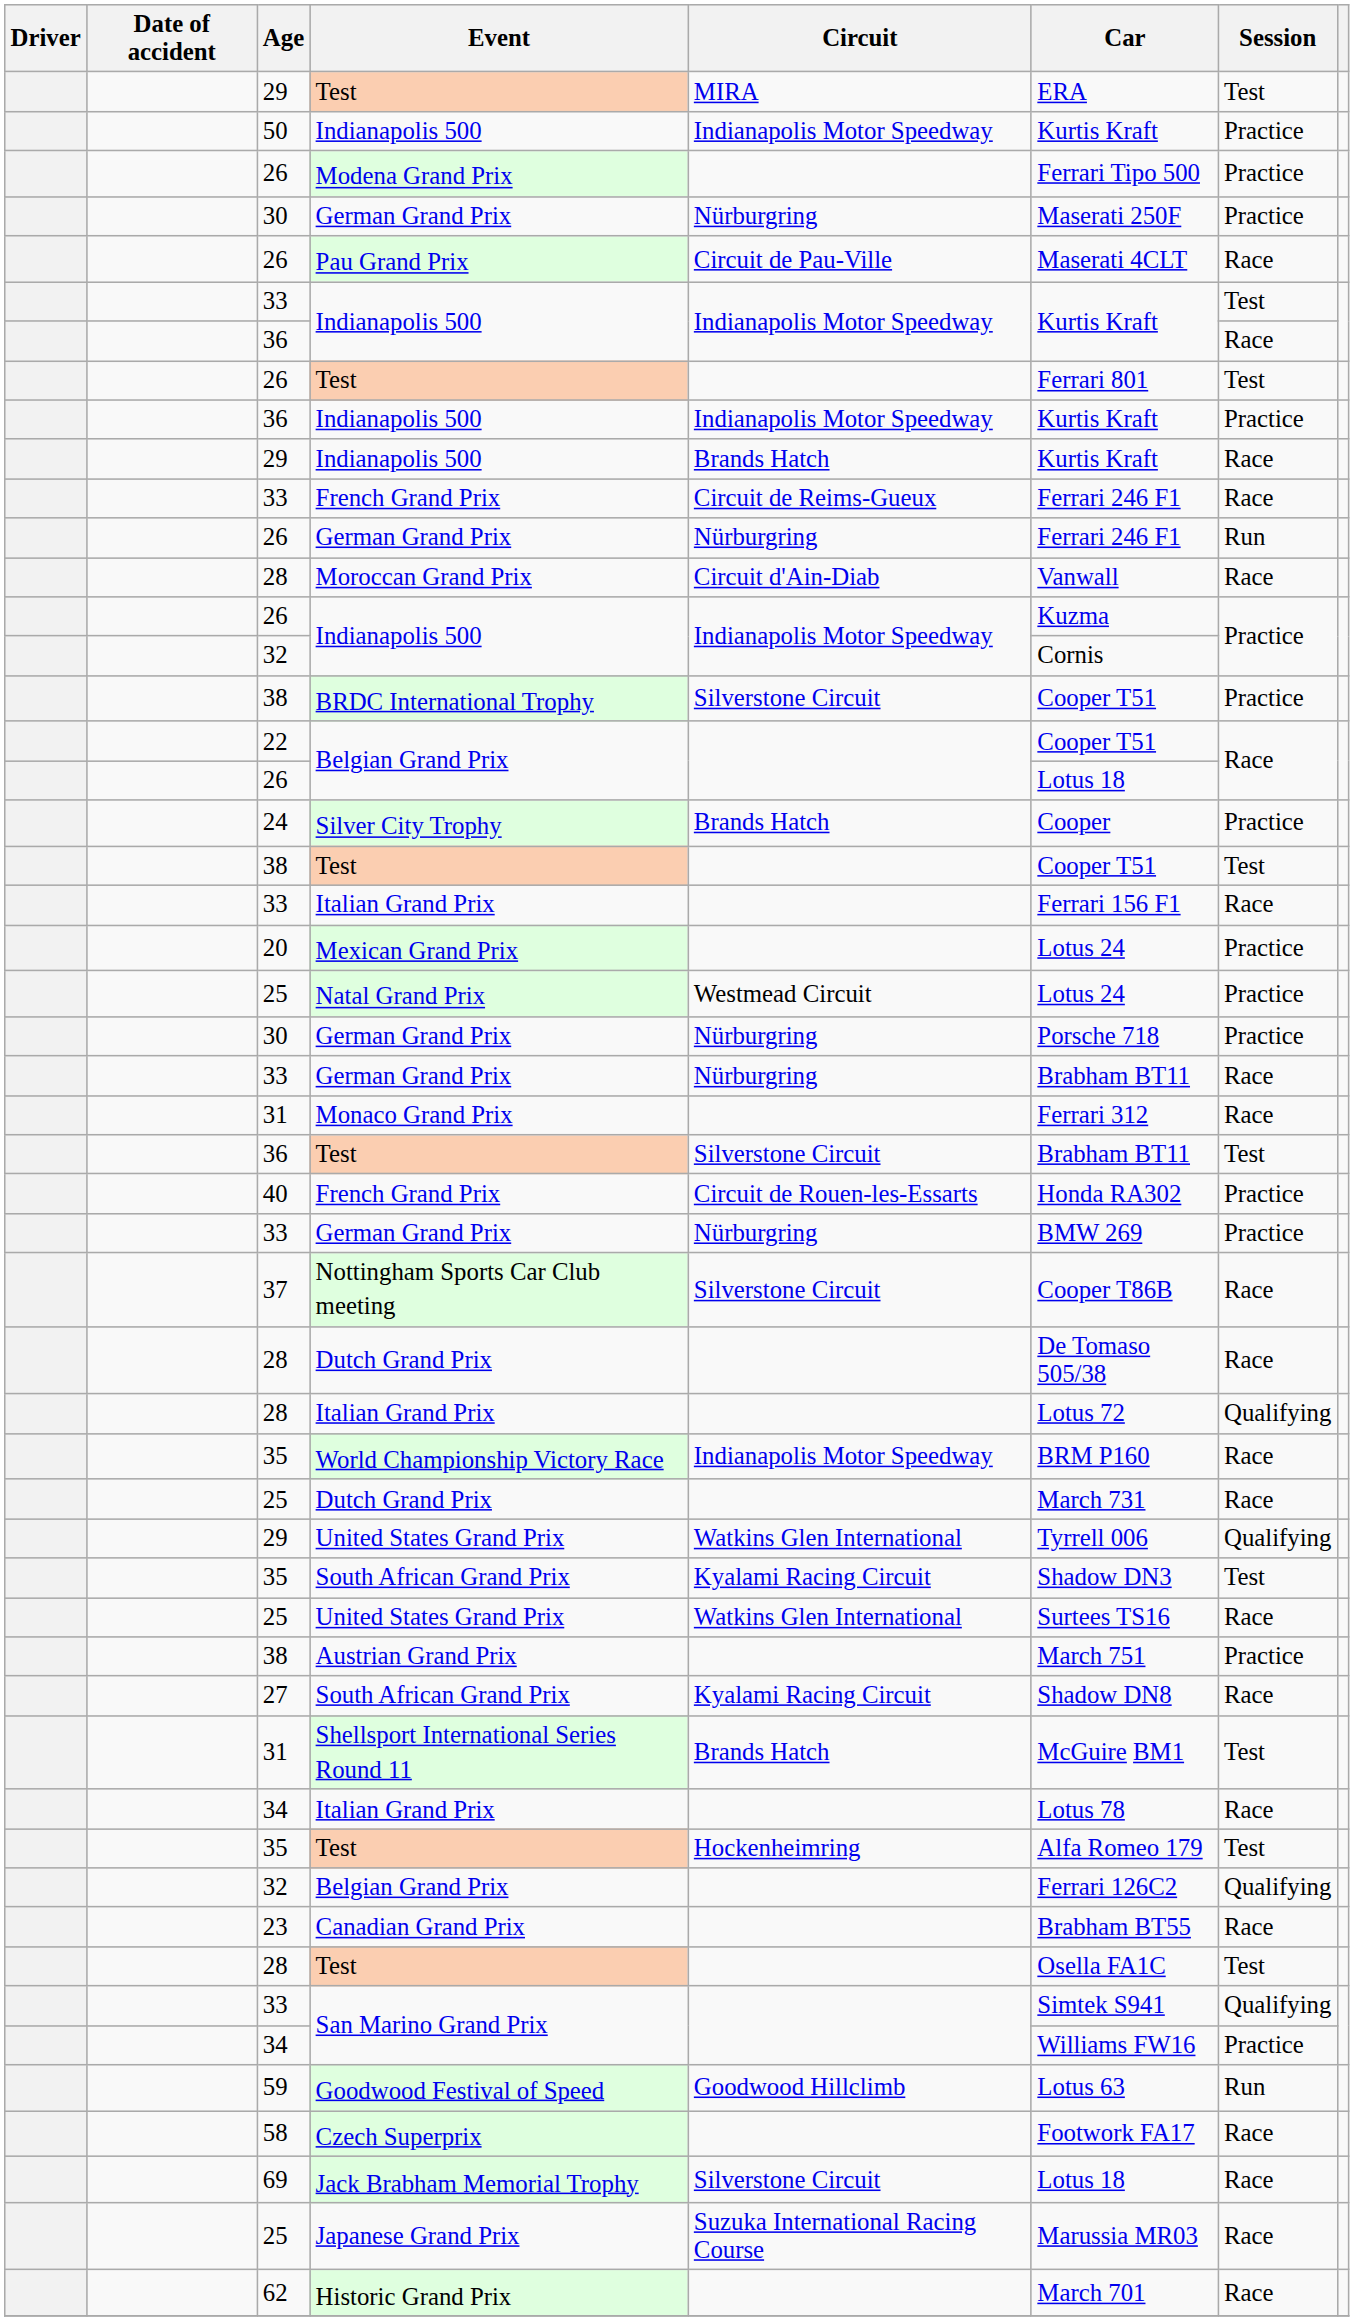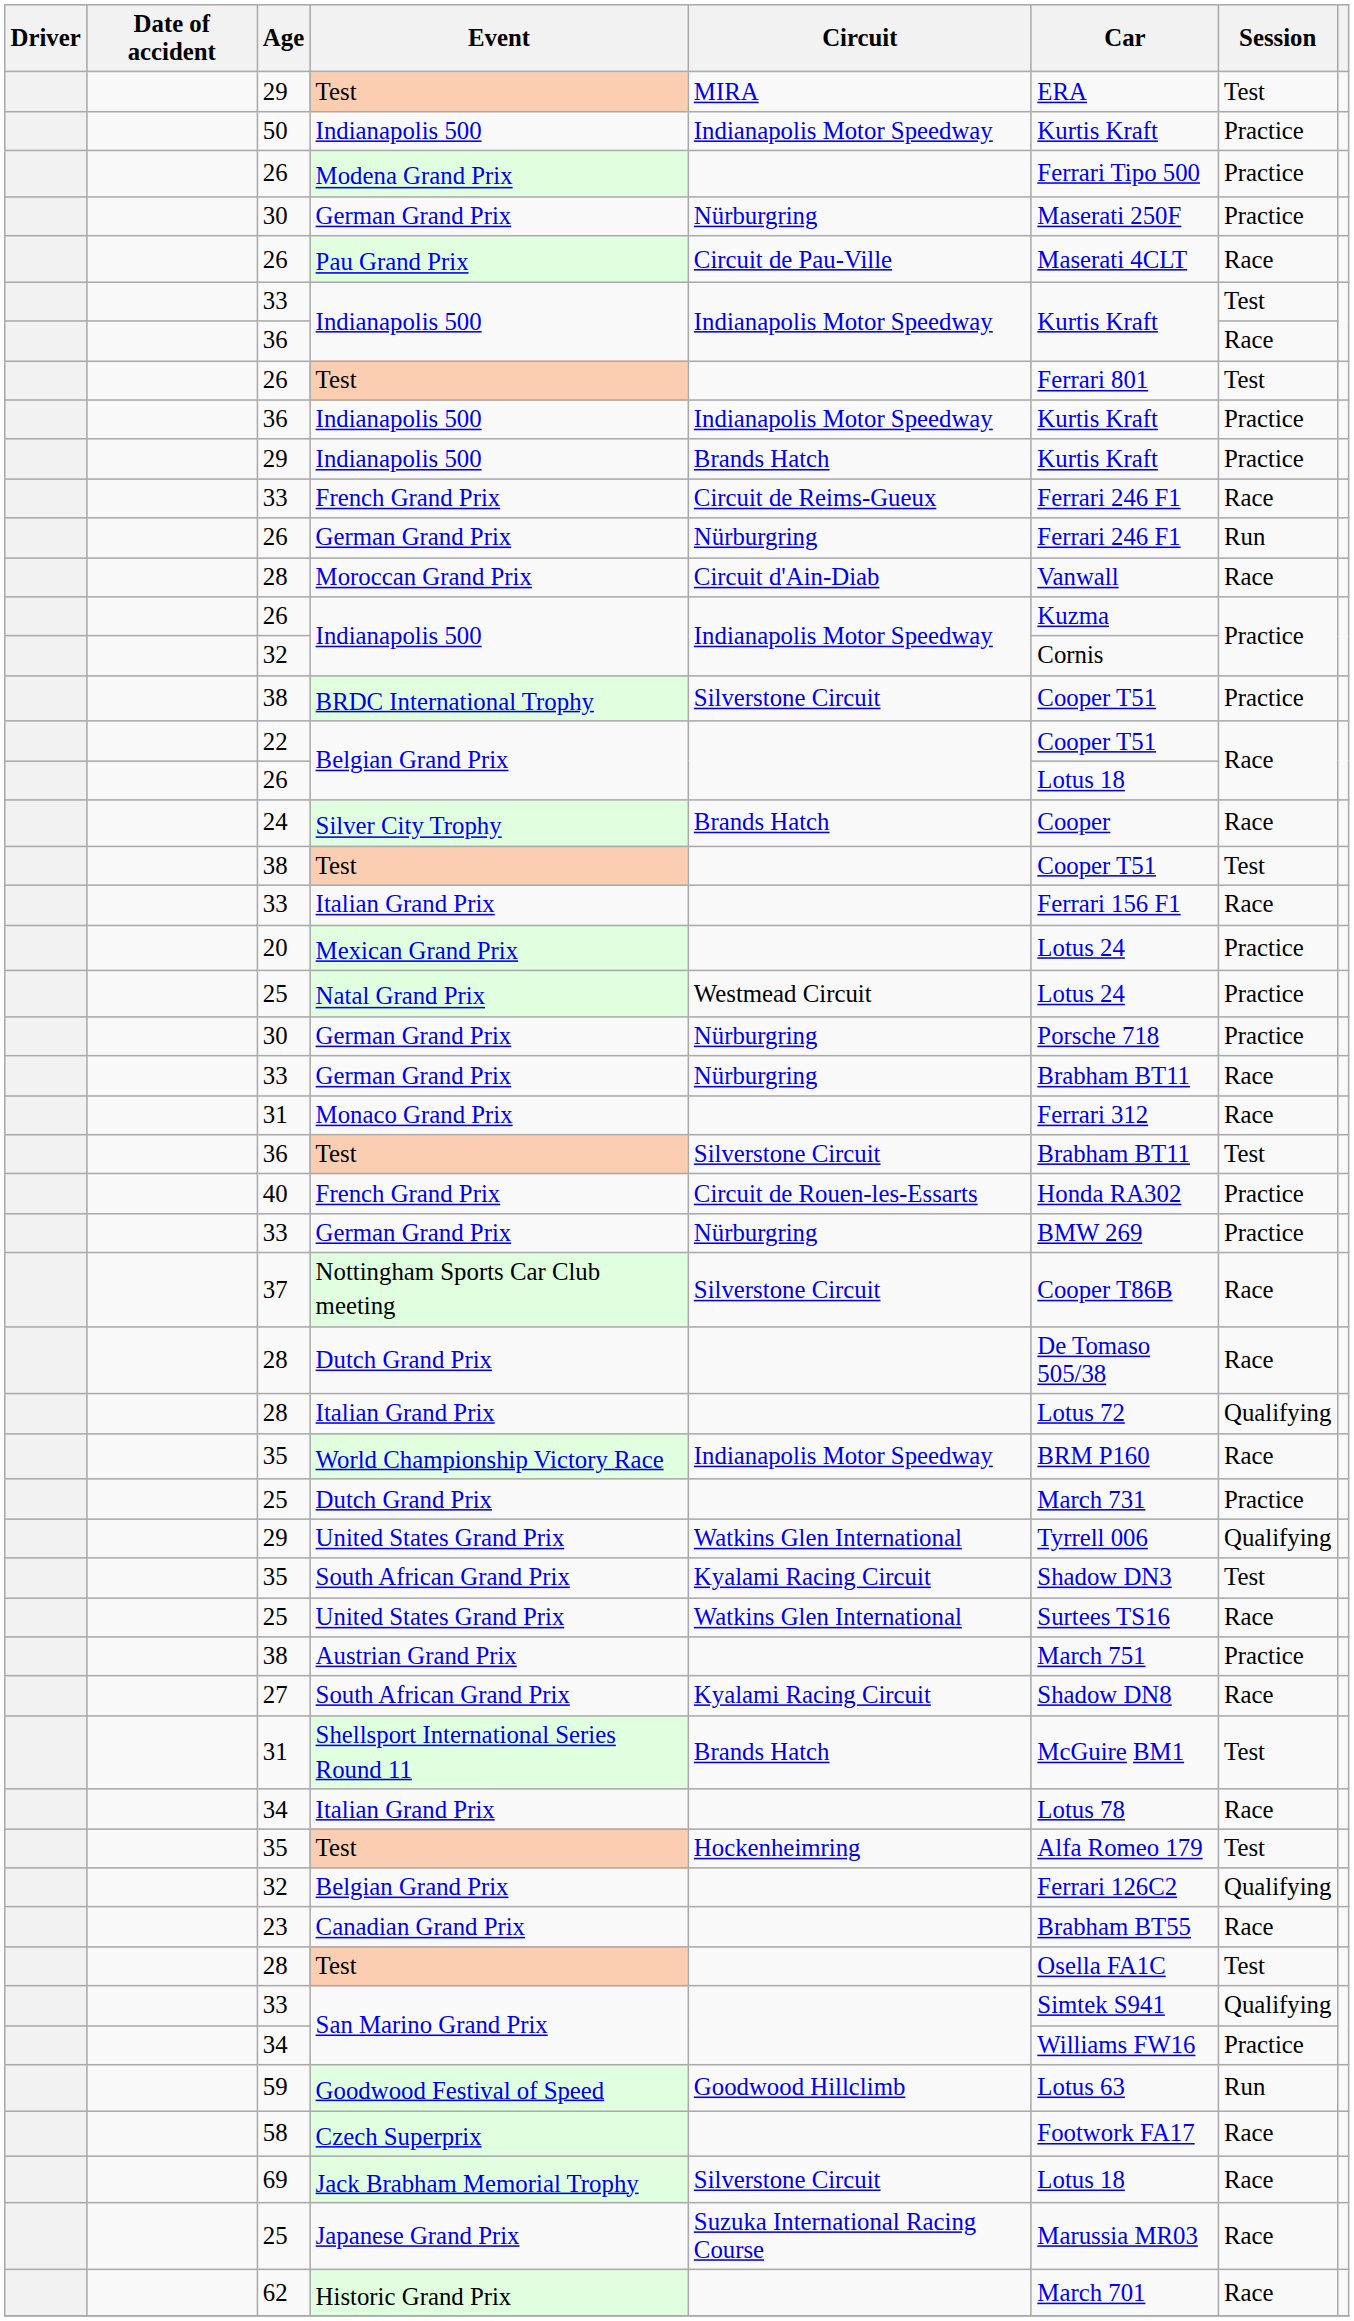(1249, 458) Race -> (1264, 458) Practice
(1264, 822) Practice -> (1249, 822) Race
(1249, 1498) Race -> (1264, 1498) Practice
